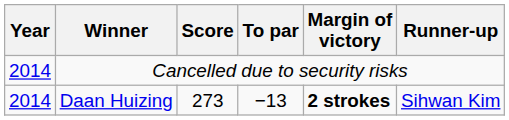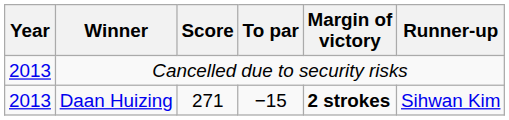(30, 71) 2014 -> (30, 71) 2013
(30, 100) 2014 -> (30, 100) 2013
(208, 100) 273 -> (208, 100) 271
(271, 100) −13 -> (271, 100) −15
